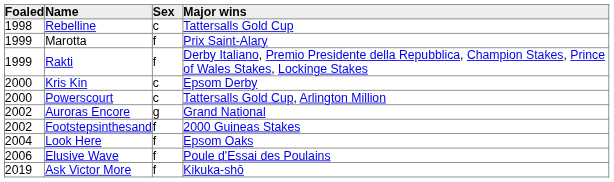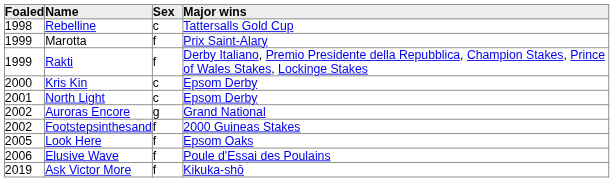- row: (79, 98)
+ row: (75, 98)
(18, 141) 2004 -> (18, 141) 2005
